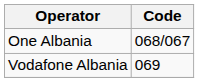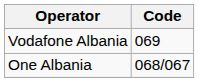rows swapped: (68, 65) <-> (50, 41)
